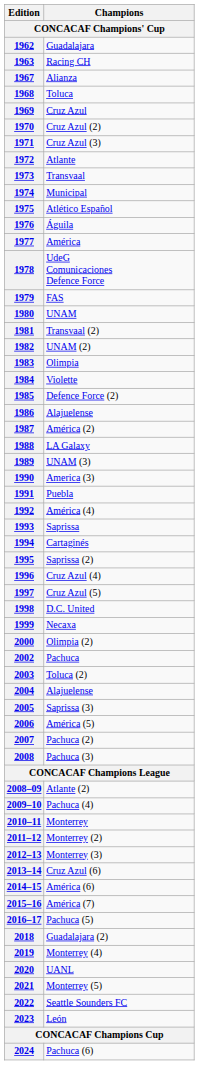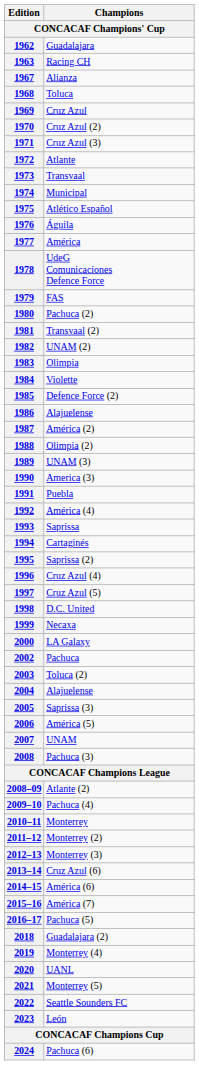(61, 314) UNAM -> (70, 314) Pachuca (2)
(68, 445) LA Galaxy -> (69, 445) Olimpia (2)
(69, 641) Olimpia (2) -> (68, 641) LA Galaxy
(70, 739) Pachuca (2) -> (61, 739) UNAM
